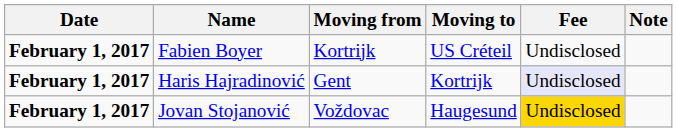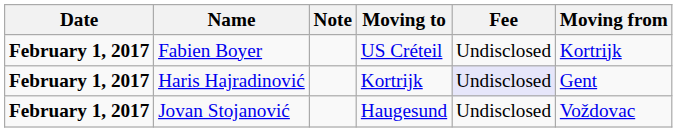columns swapped: (368, 19) <-> (649, 19)
(573, 111) gold background -> (504, 111) no background
